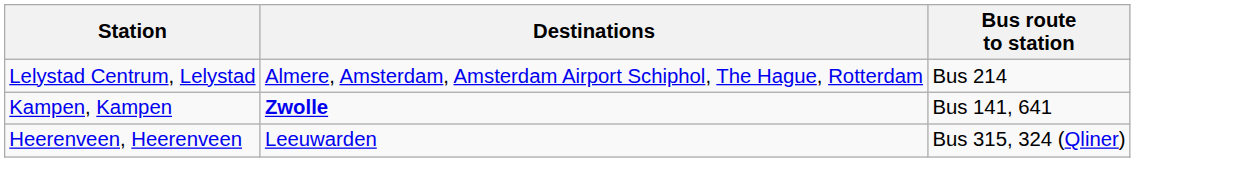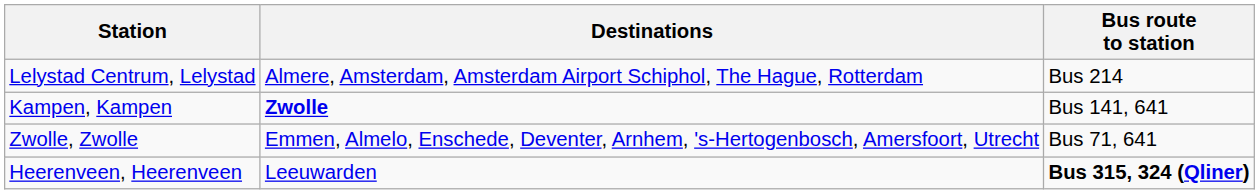+ row: (74, 140)
(1029, 140) normal -> (1149, 172) bold
